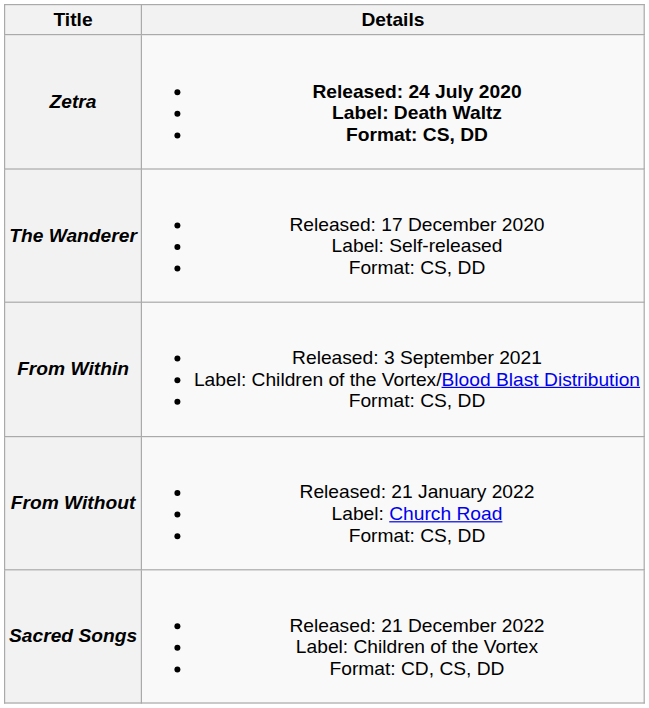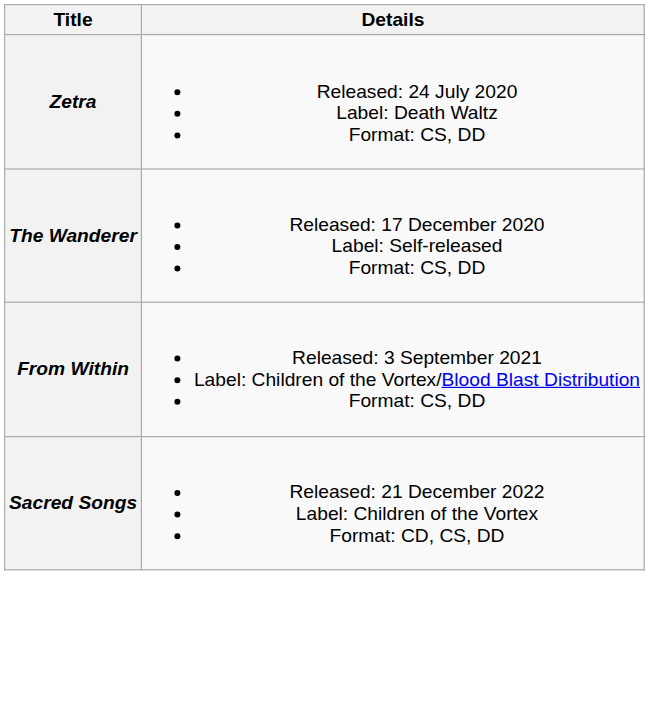(393, 113) bold -> (393, 113) normal
- row: (73, 502)
